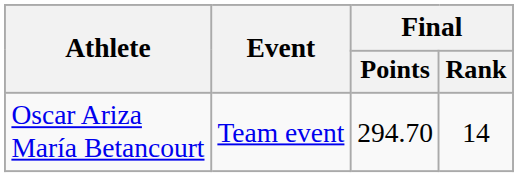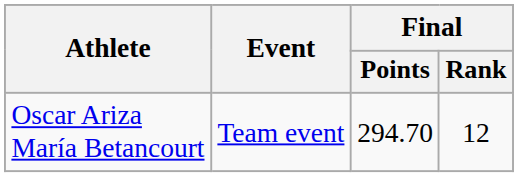(476, 132) 14 -> (476, 132) 12
